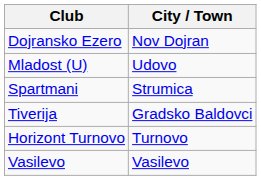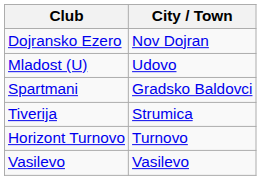(162, 89) Strumica -> (192, 89) Gradsko Baldovci
(192, 114) Gradsko Baldovci -> (162, 114) Strumica
